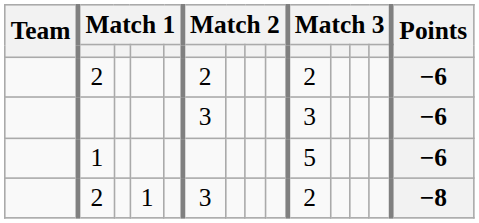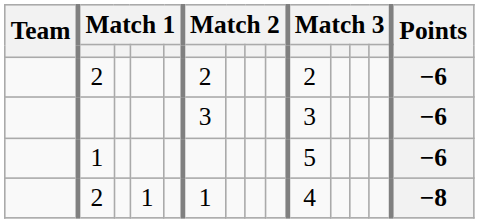(205, 197) 3 -> (205, 197) 1
(310, 197) 2 -> (310, 197) 4
